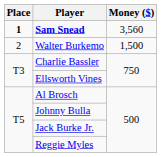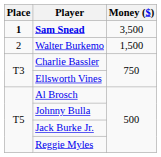(131, 29) 3,560 -> (131, 29) 3,500
